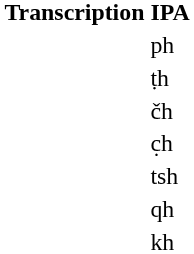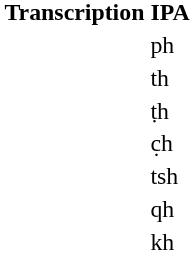+ row: (160, 78)
- row: (162, 110)
